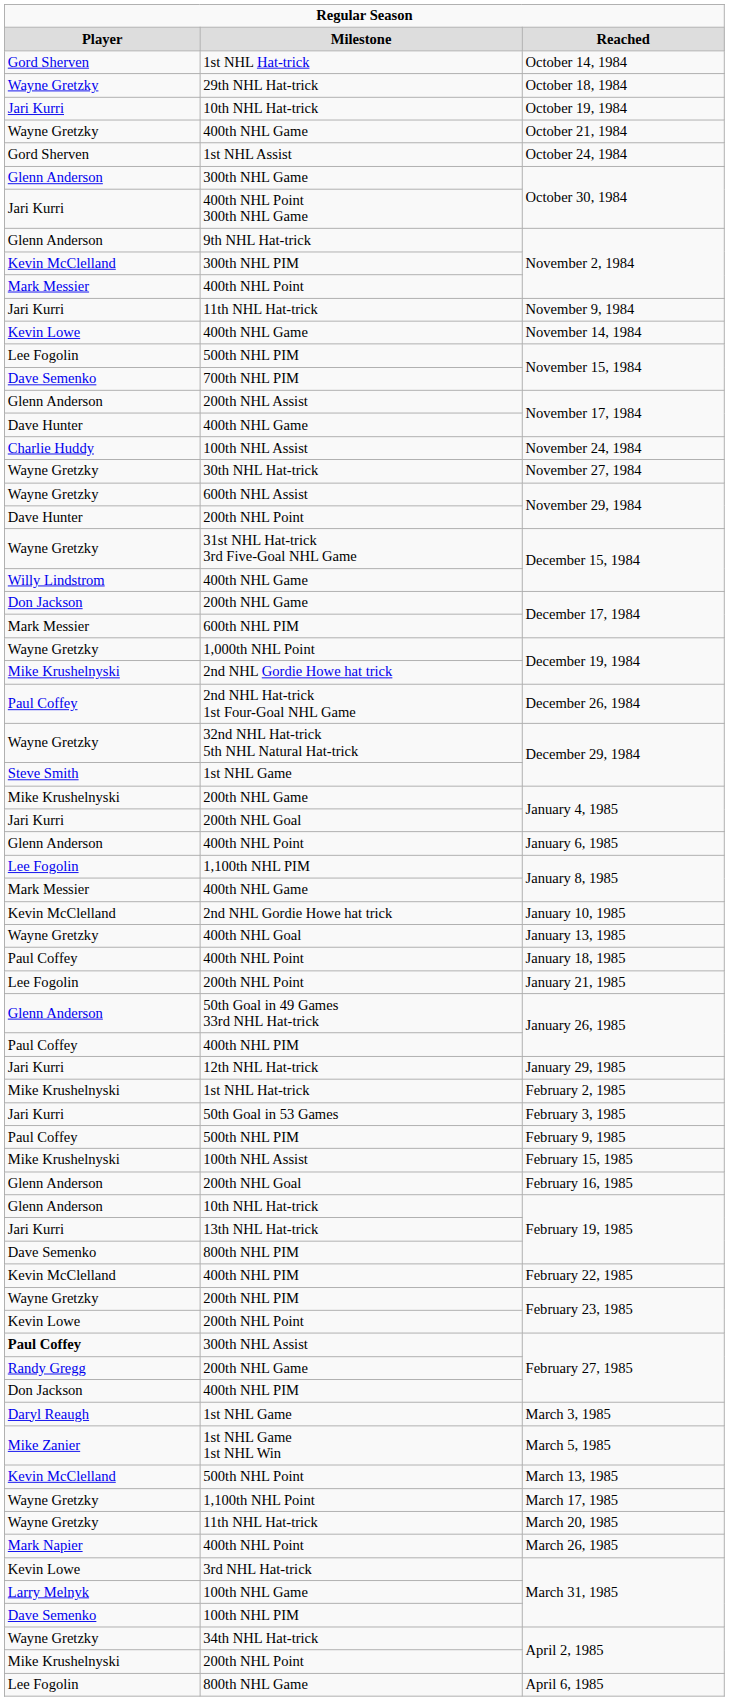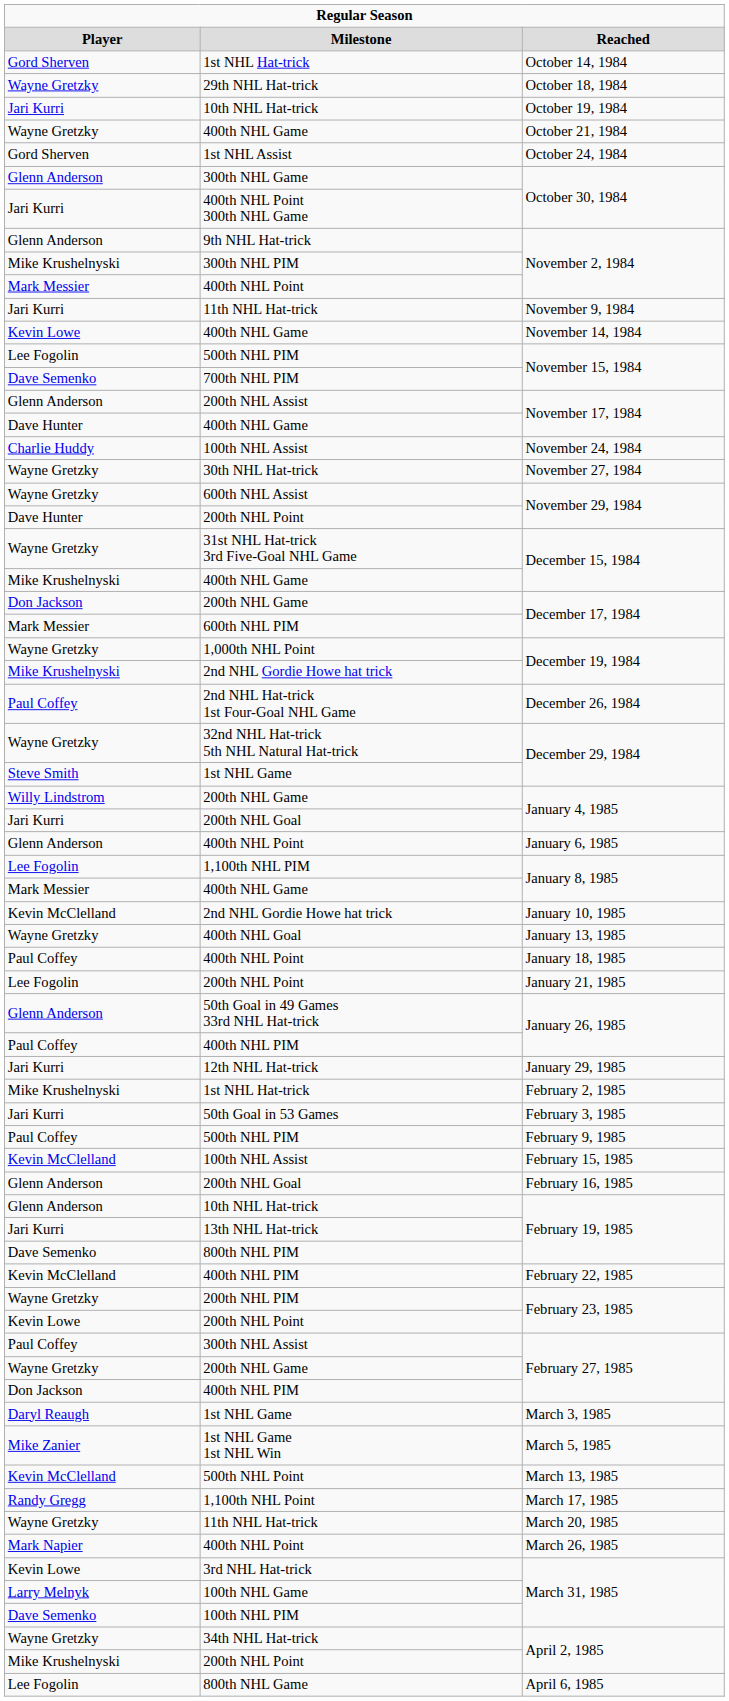(62, 263) Kevin McClelland -> (64, 263) Mike Krushelnyski
(56, 579) Willy Lindstrom -> (64, 579) Mike Krushelnyski
(64, 797) Mike Krushelnyski -> (56, 797) Willy Lindstrom
(64, 1160) Mike Krushelnyski -> (62, 1160) Kevin McClelland
(44, 1344) bold -> (43, 1344) normal
(47, 1367) Randy Gregg -> (53, 1367) Wayne Gretzky
(53, 1499) Wayne Gretzky -> (47, 1499) Randy Gregg
